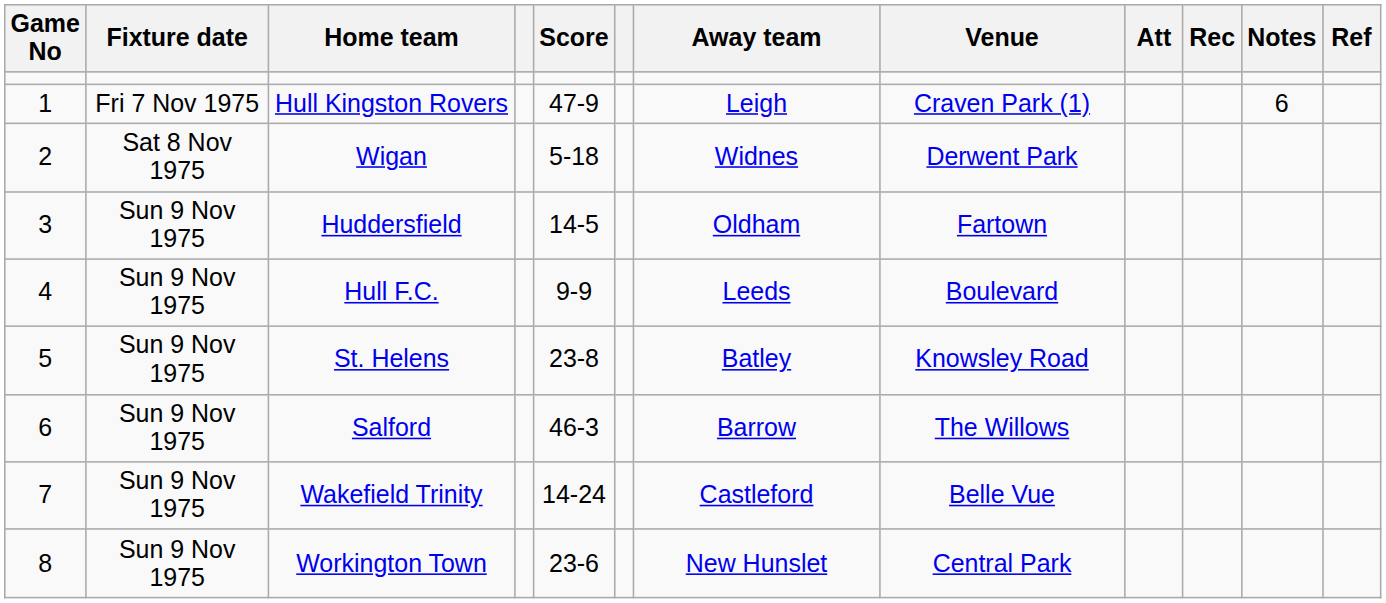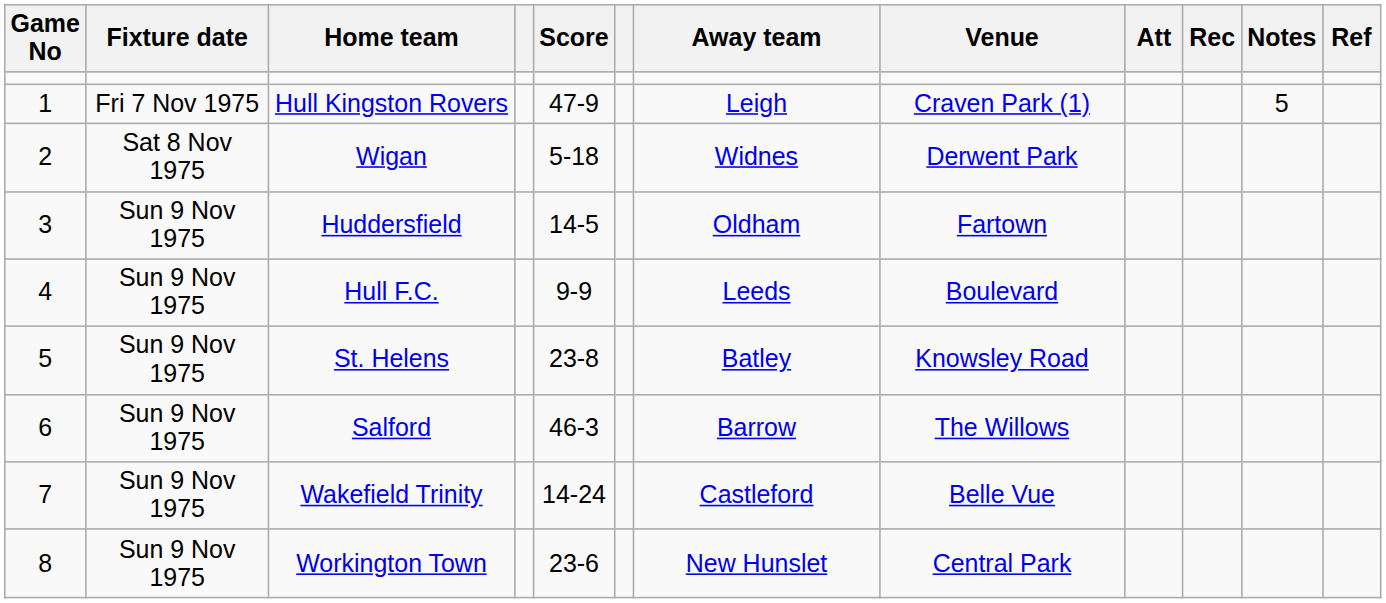(1282, 103) 6 -> (1282, 103) 5
